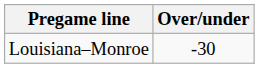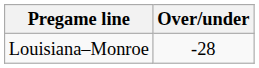(203, 48) -30 -> (203, 48) -28
